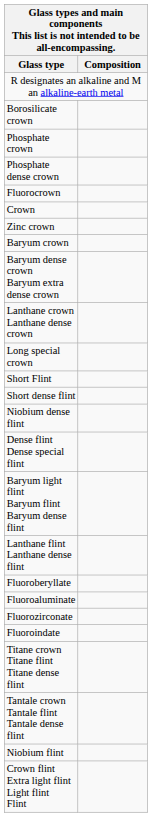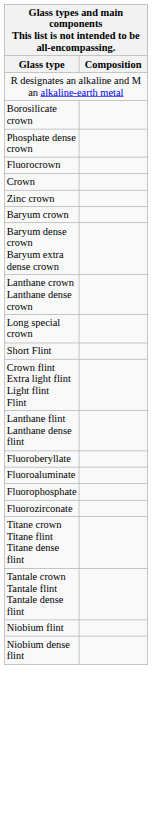- row: (28, 143)
- row: (41, 395)
rows swapped: (39, 786) <-> (38, 418)
- row: (35, 452)
- row: (37, 503)
+ row: (42, 492)
- row: (33, 633)
